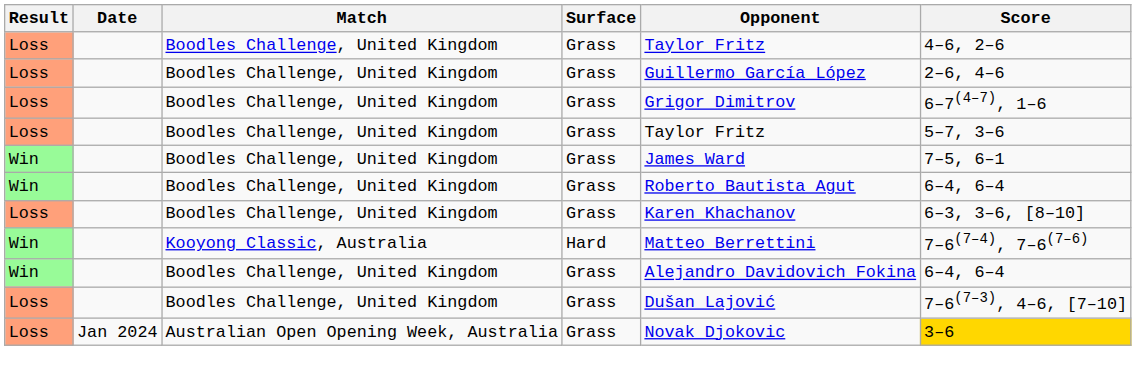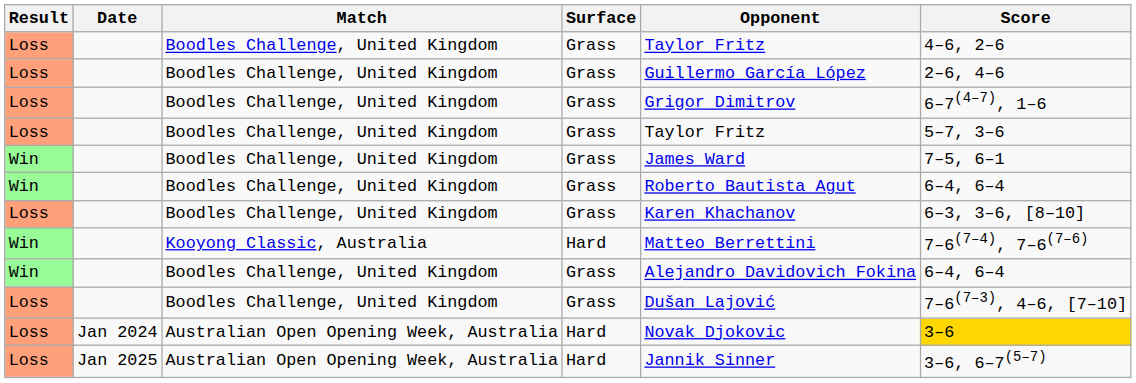(591, 332) Grass -> (586, 332) Hard
+ row: (117, 361)
